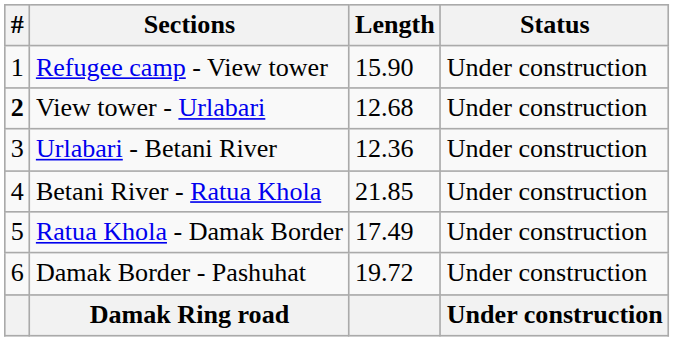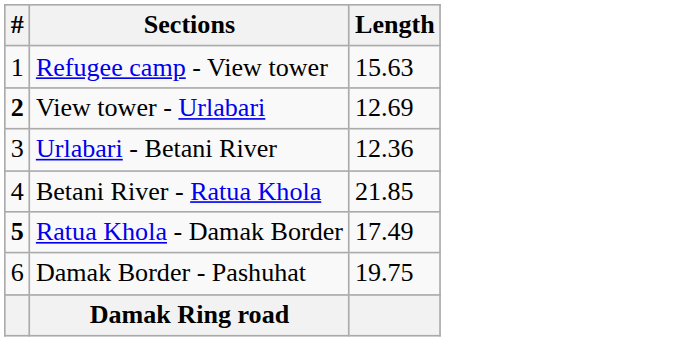- column: (555, 25)
(384, 66) 15.90 -> (384, 66) 15.63
(384, 107) 12.68 -> (384, 107) 12.69
(17, 231) normal -> (17, 231) bold
(384, 273) 19.72 -> (384, 273) 19.75
